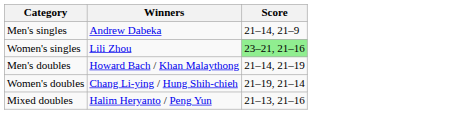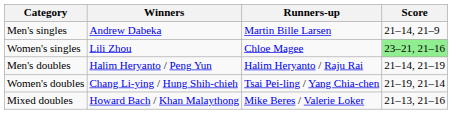+ column: (312, 13)
(164, 65) Howard Bach / Khan Malaythong -> (151, 65) Halim Heryanto / Peng Yun
(151, 100) Halim Heryanto / Peng Yun -> (164, 100) Howard Bach / Khan Malaythong
